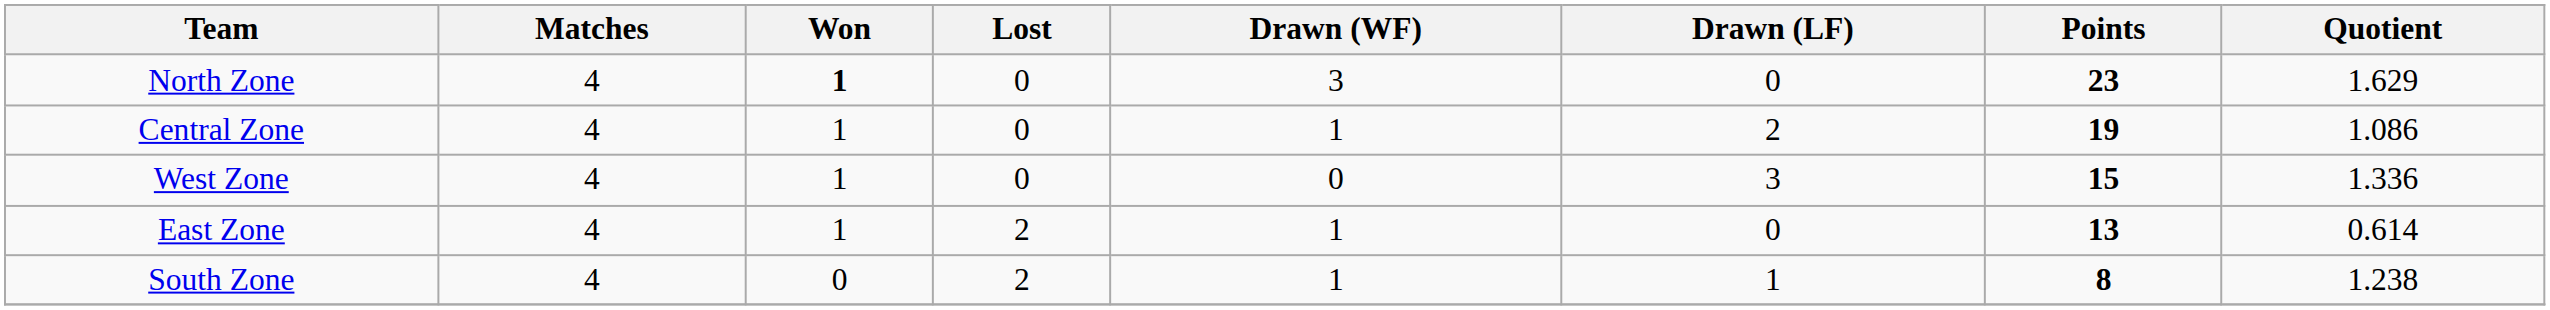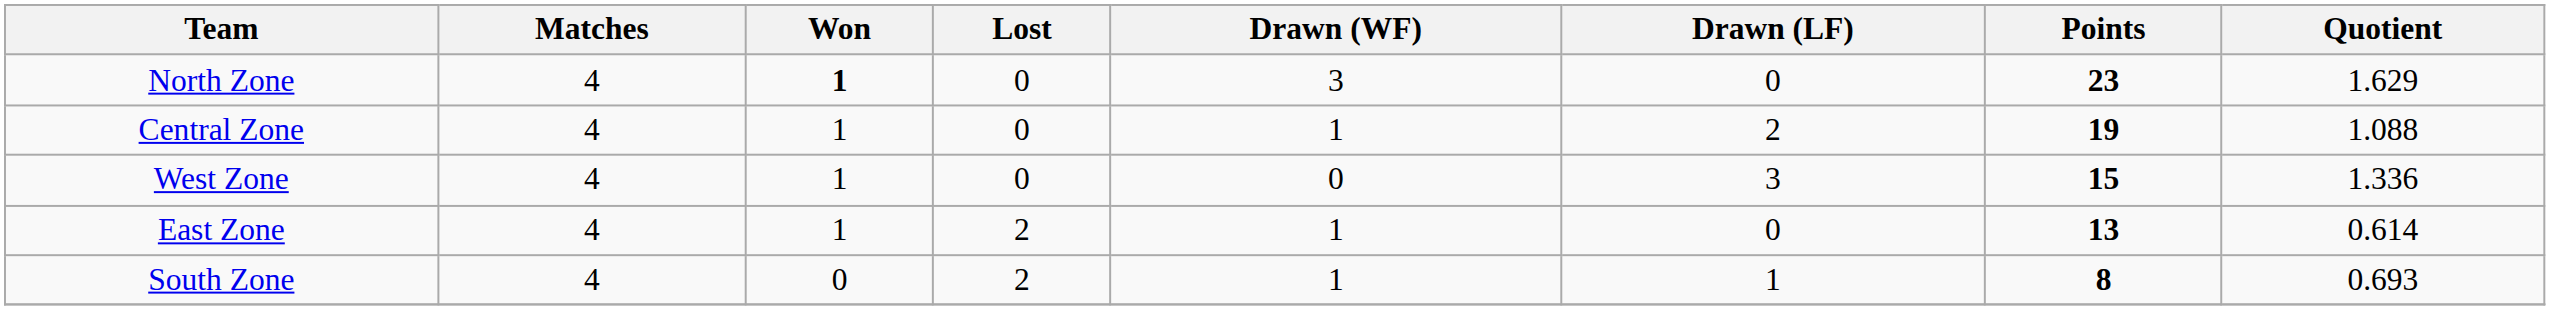(2383, 129) 1.086 -> (2383, 129) 1.088
(2383, 279) 1.238 -> (2383, 279) 0.693
